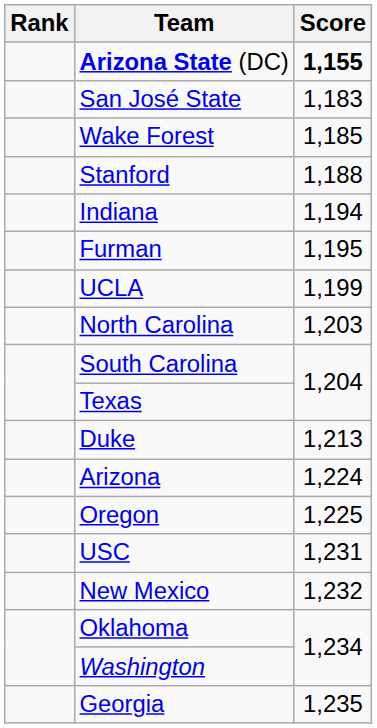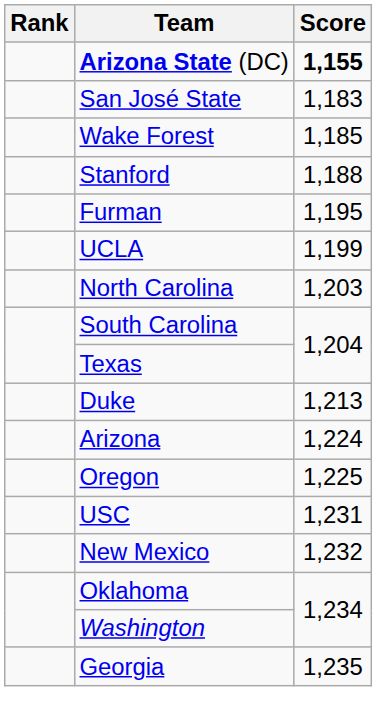- row: (119, 212)
